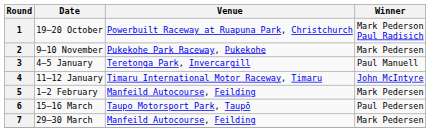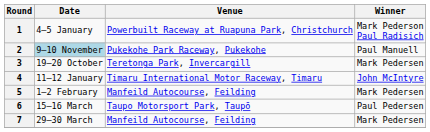(70, 31) 19–20 October -> (64, 31) 4–5 January
(70, 50) no background -> (70, 50) lightblue background
(390, 50) Mark Pedersen -> (388, 50) Paul Manuell
(64, 64) 4–5 January -> (70, 64) 19–20 October
(388, 64) Paul Manuell -> (390, 64) Mark Pedersen
